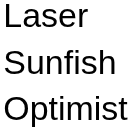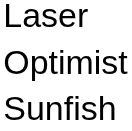rows swapped: (60, 62) <-> (66, 109)
